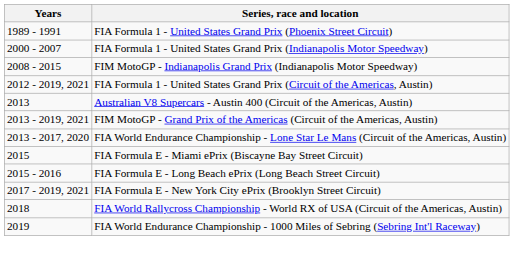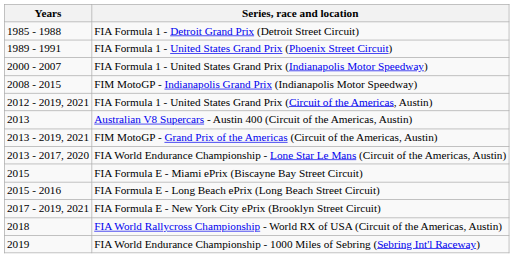+ row: (227, 31)
